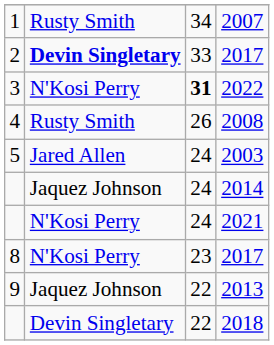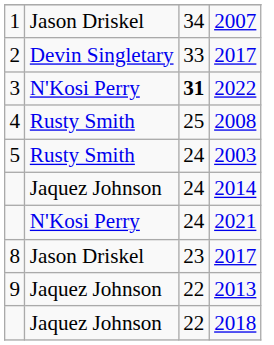(82, 21) Rusty Smith -> (87, 21) Jason Driskel
(105, 54) bold -> (102, 54) normal
(201, 121) 26 -> (194, 121) 25
(78, 155) Jared Allen -> (82, 155) Rusty Smith
(85, 255) N'Kosi Perry -> (87, 255) Jason Driskel
(102, 322) Devin Singletary -> (96, 322) Jaquez Johnson
